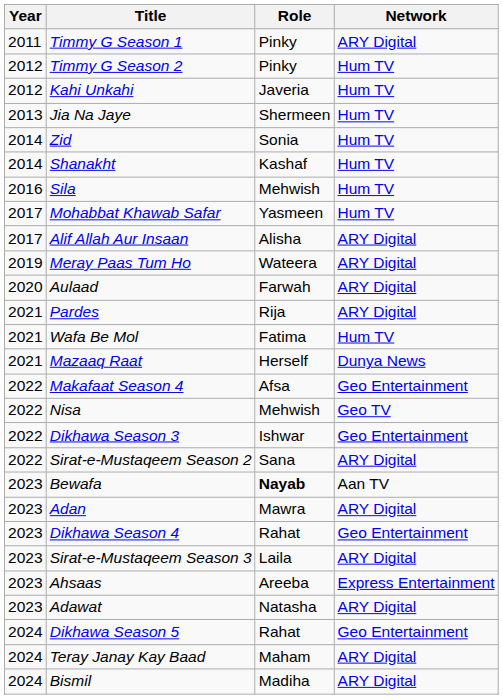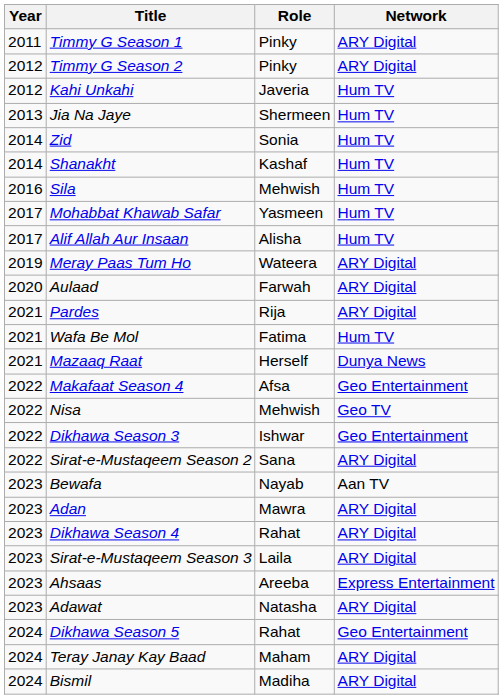(366, 66) Hum TV -> (377, 66) ARY Digital
(377, 238) ARY Digital -> (366, 238) Hum TV
(282, 484) bold -> (281, 484) normal
(403, 533) Geo Entertainment -> (377, 533) ARY Digital
